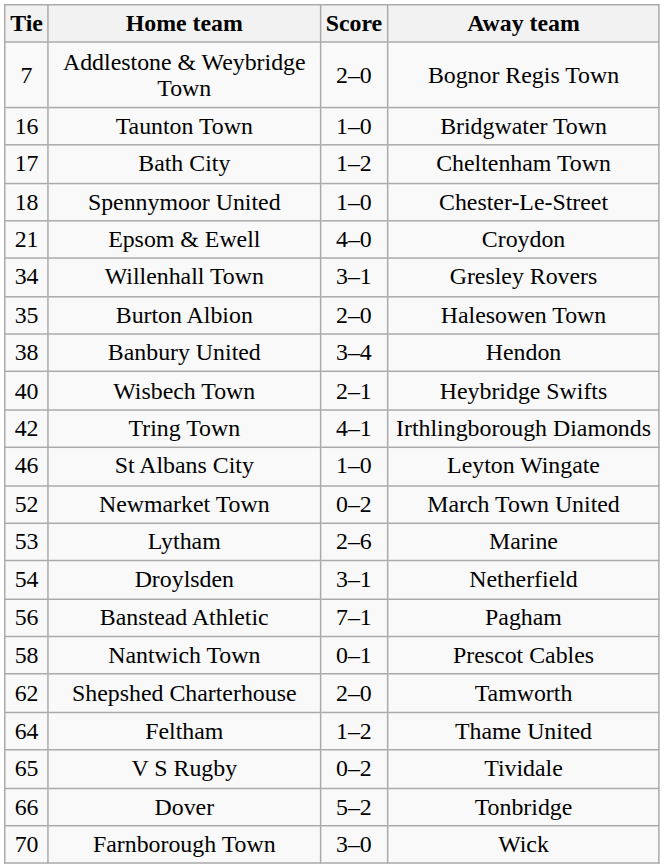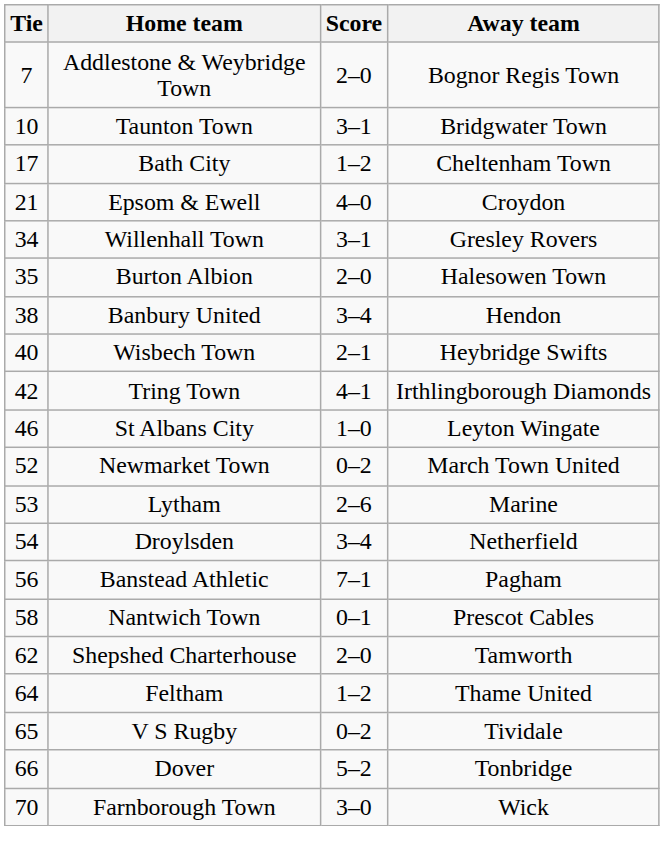(27, 125) 16 -> (27, 125) 10
(354, 125) 1–0 -> (354, 125) 3–1
- row: (184, 201)
(354, 579) 3–1 -> (354, 541) 3–4
